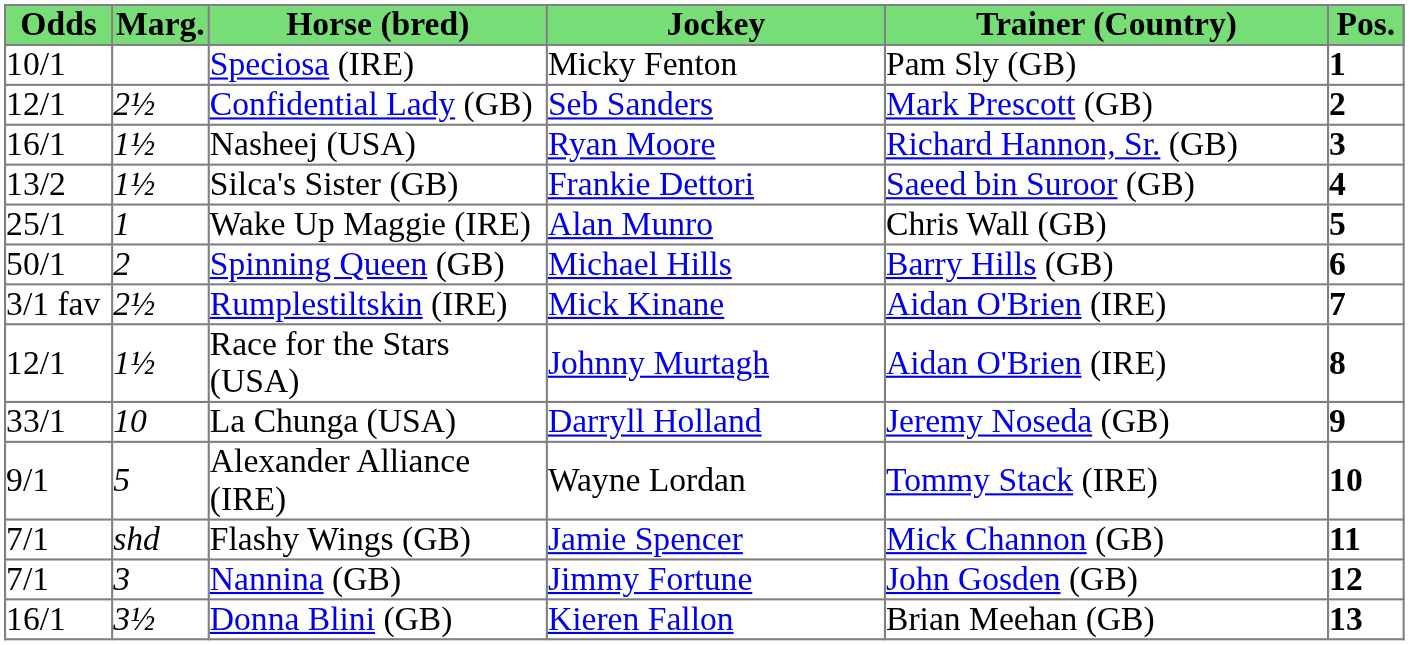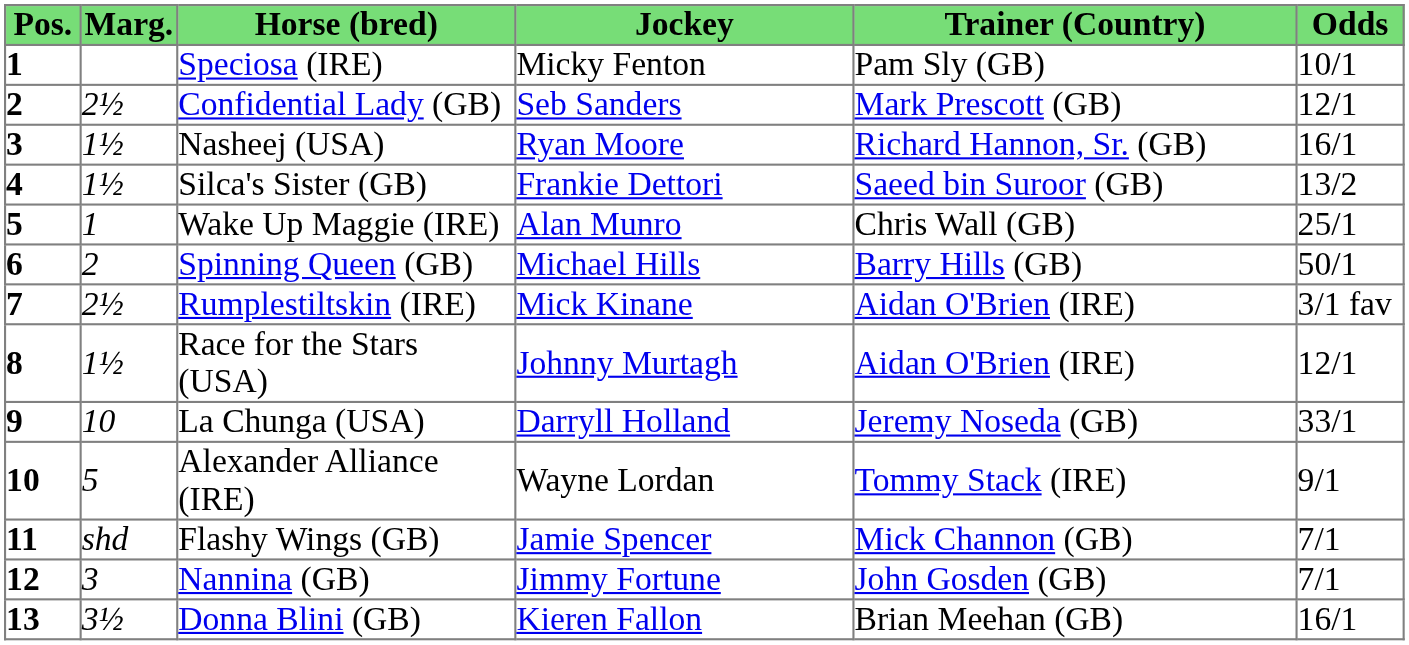columns swapped: (1366, 24) <-> (59, 24)
